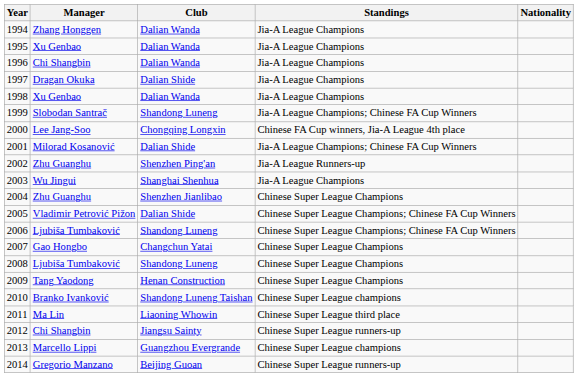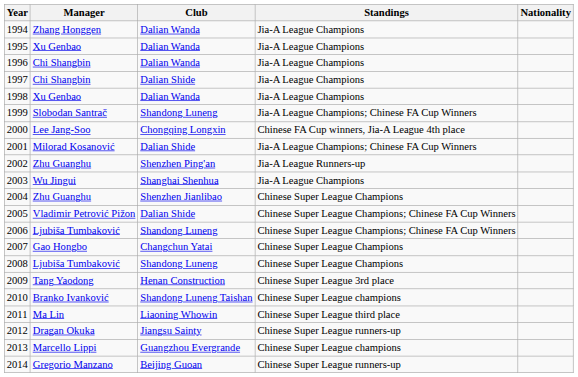(64, 79) Dragan Okuka -> (62, 79) Chi Shangbin
(330, 280) Chinese Super League Champions -> (326, 280) Chinese Super League 3rd place
(62, 331) Chi Shangbin -> (64, 331) Dragan Okuka
